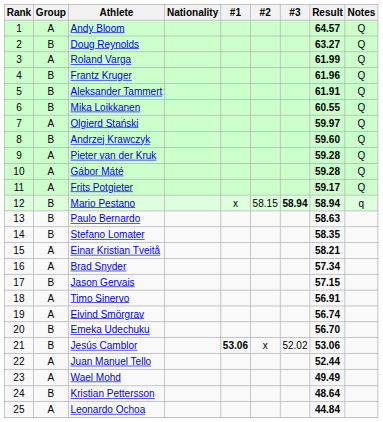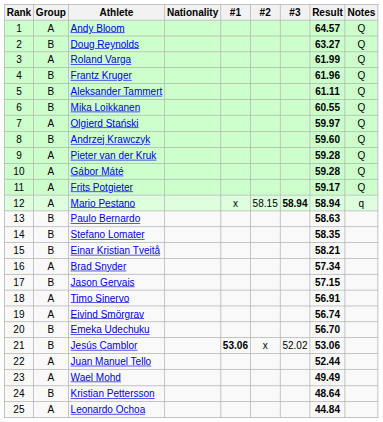(327, 92) 61.91 -> (327, 92) 61.11
(51, 203) B -> (51, 203) A
(51, 251) A -> (51, 251) B
